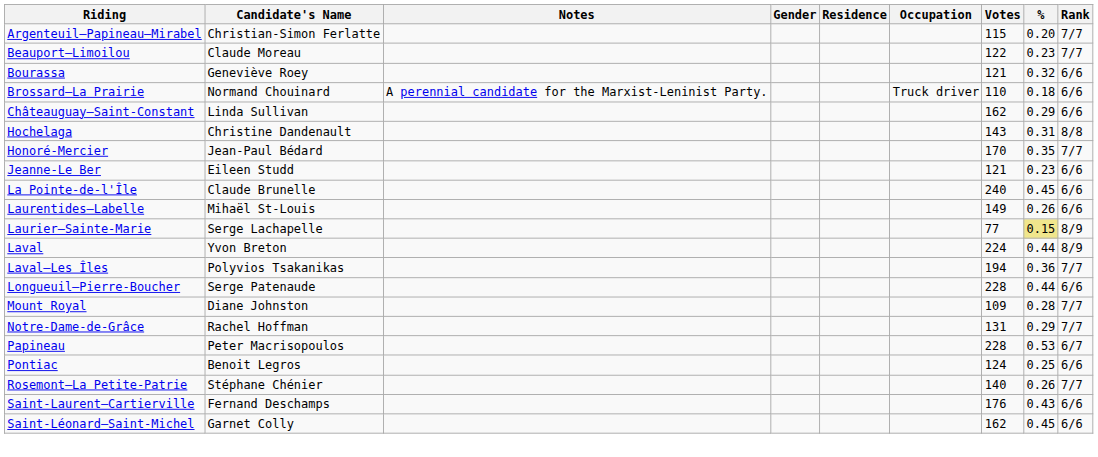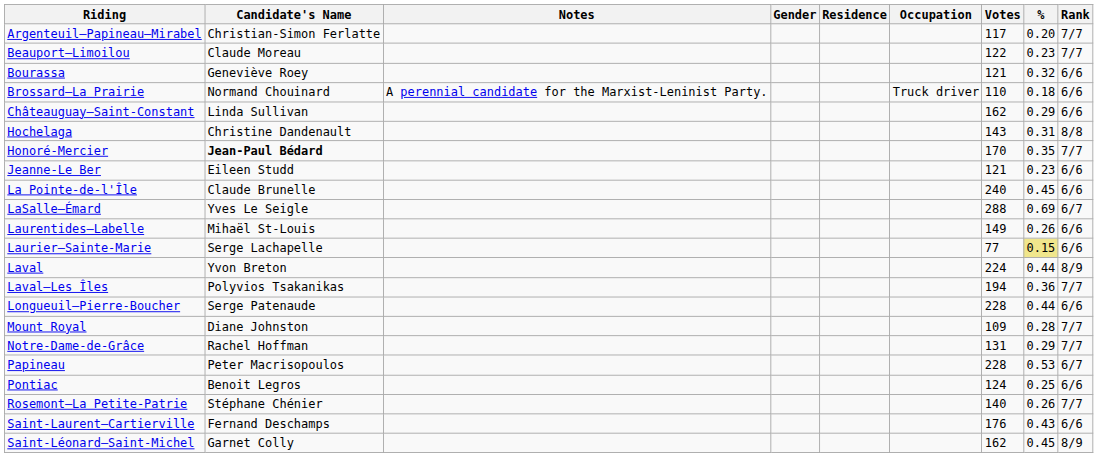(996, 34) 115 -> (996, 34) 117
(265, 151) normal -> (265, 151) bold
+ row: (54, 209)
(1072, 229) 8/9 -> (1072, 248) 6/6
(1072, 424) 6/6 -> (1072, 443) 8/9
